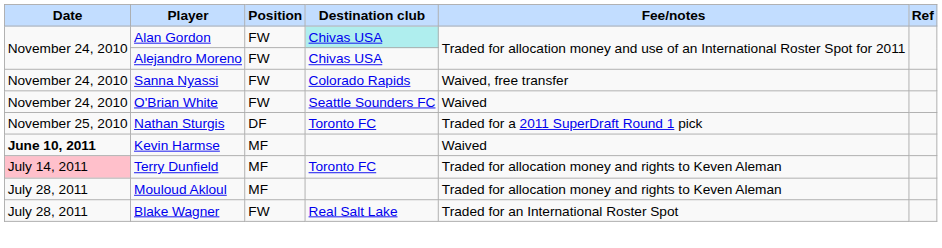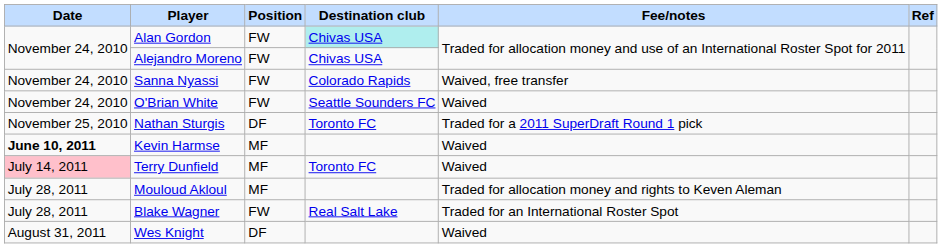(612, 167) Traded for allocation money and rights to Keven Aleman -> (464, 167) Waived
+ row: (169, 232)
